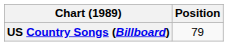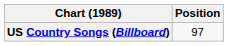(198, 31) 79 -> (198, 31) 97
